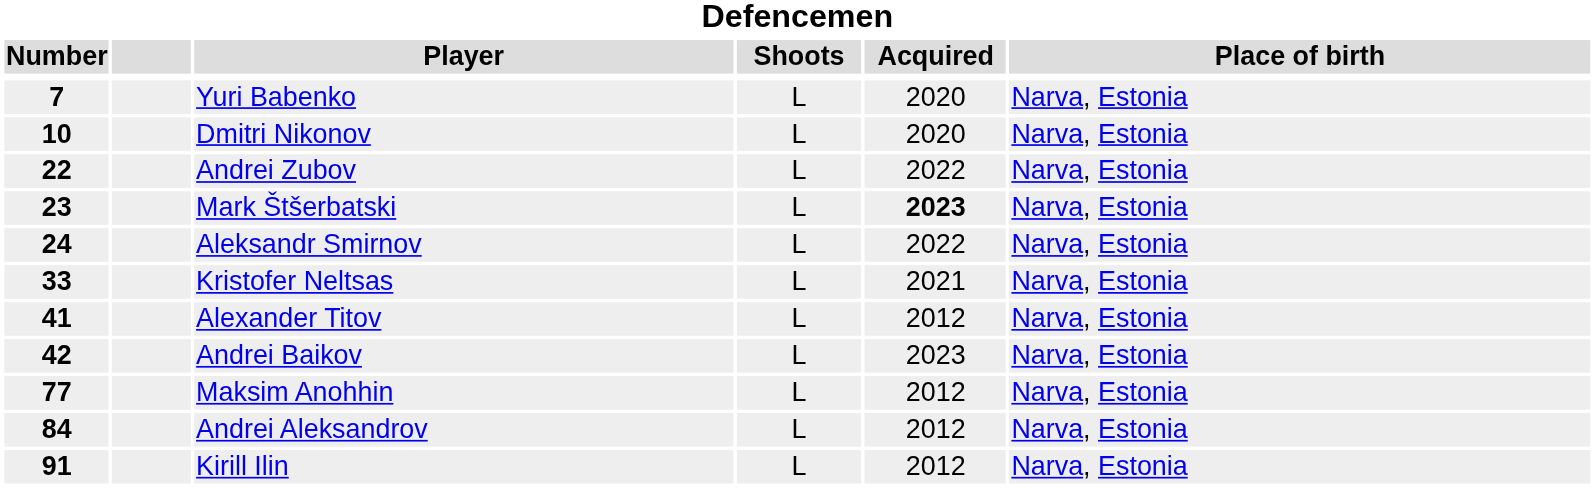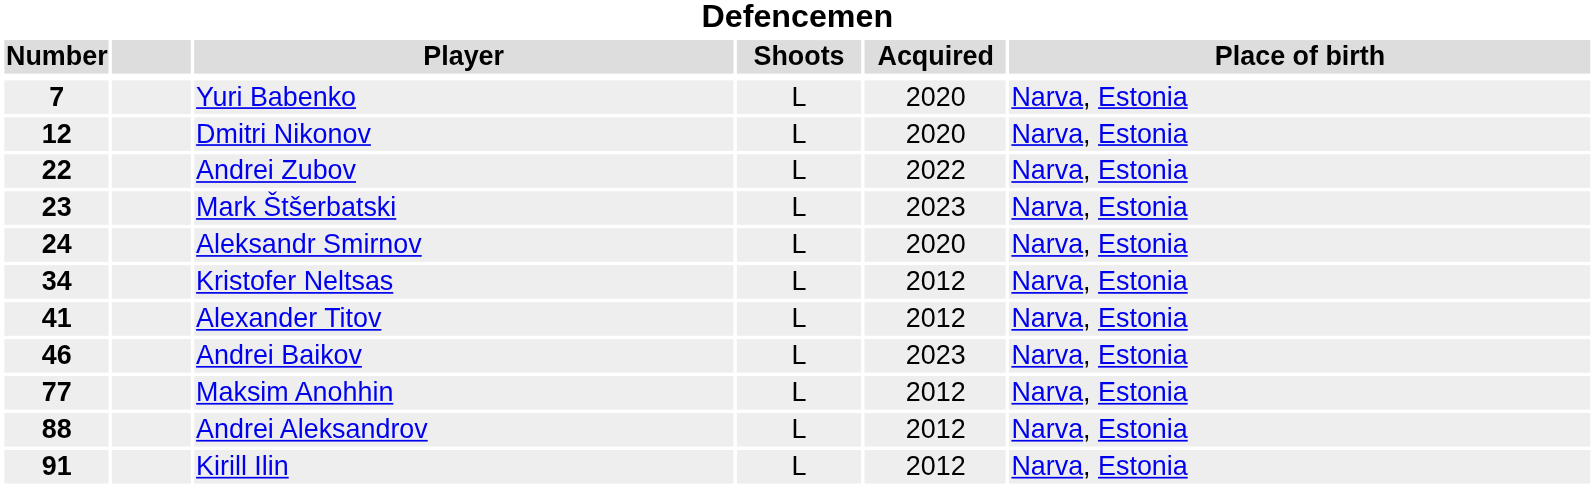(57, 133) 10 -> (57, 133) 12
(936, 207) bold -> (936, 207) normal
(936, 244) 2022 -> (936, 244) 2020
(57, 281) 33 -> (57, 281) 34
(936, 281) 2021 -> (936, 281) 2012
(57, 355) 42 -> (57, 355) 46
(57, 429) 84 -> (57, 429) 88
